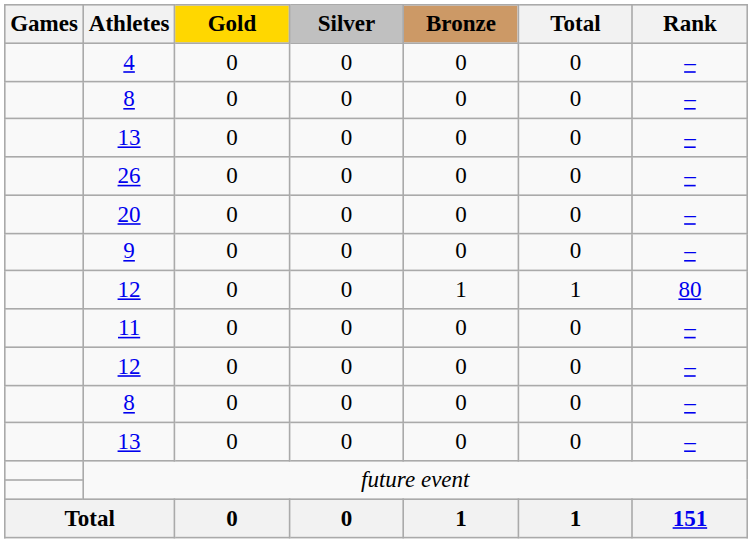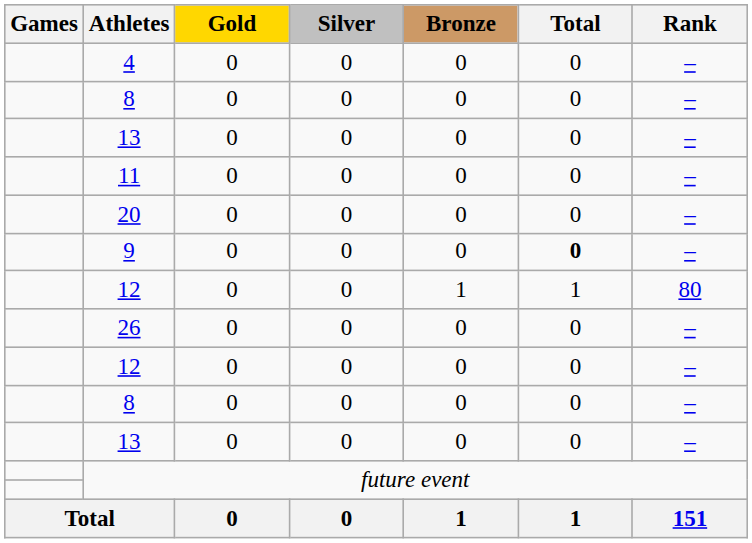rows swapped: (129, 175) <-> (129, 327)
(575, 251) normal -> (575, 251) bold
